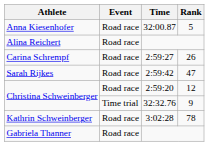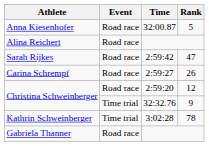rows swapped: (30, 73) <-> (38, 58)
(120, 118) Road race -> (120, 118) Time trial
